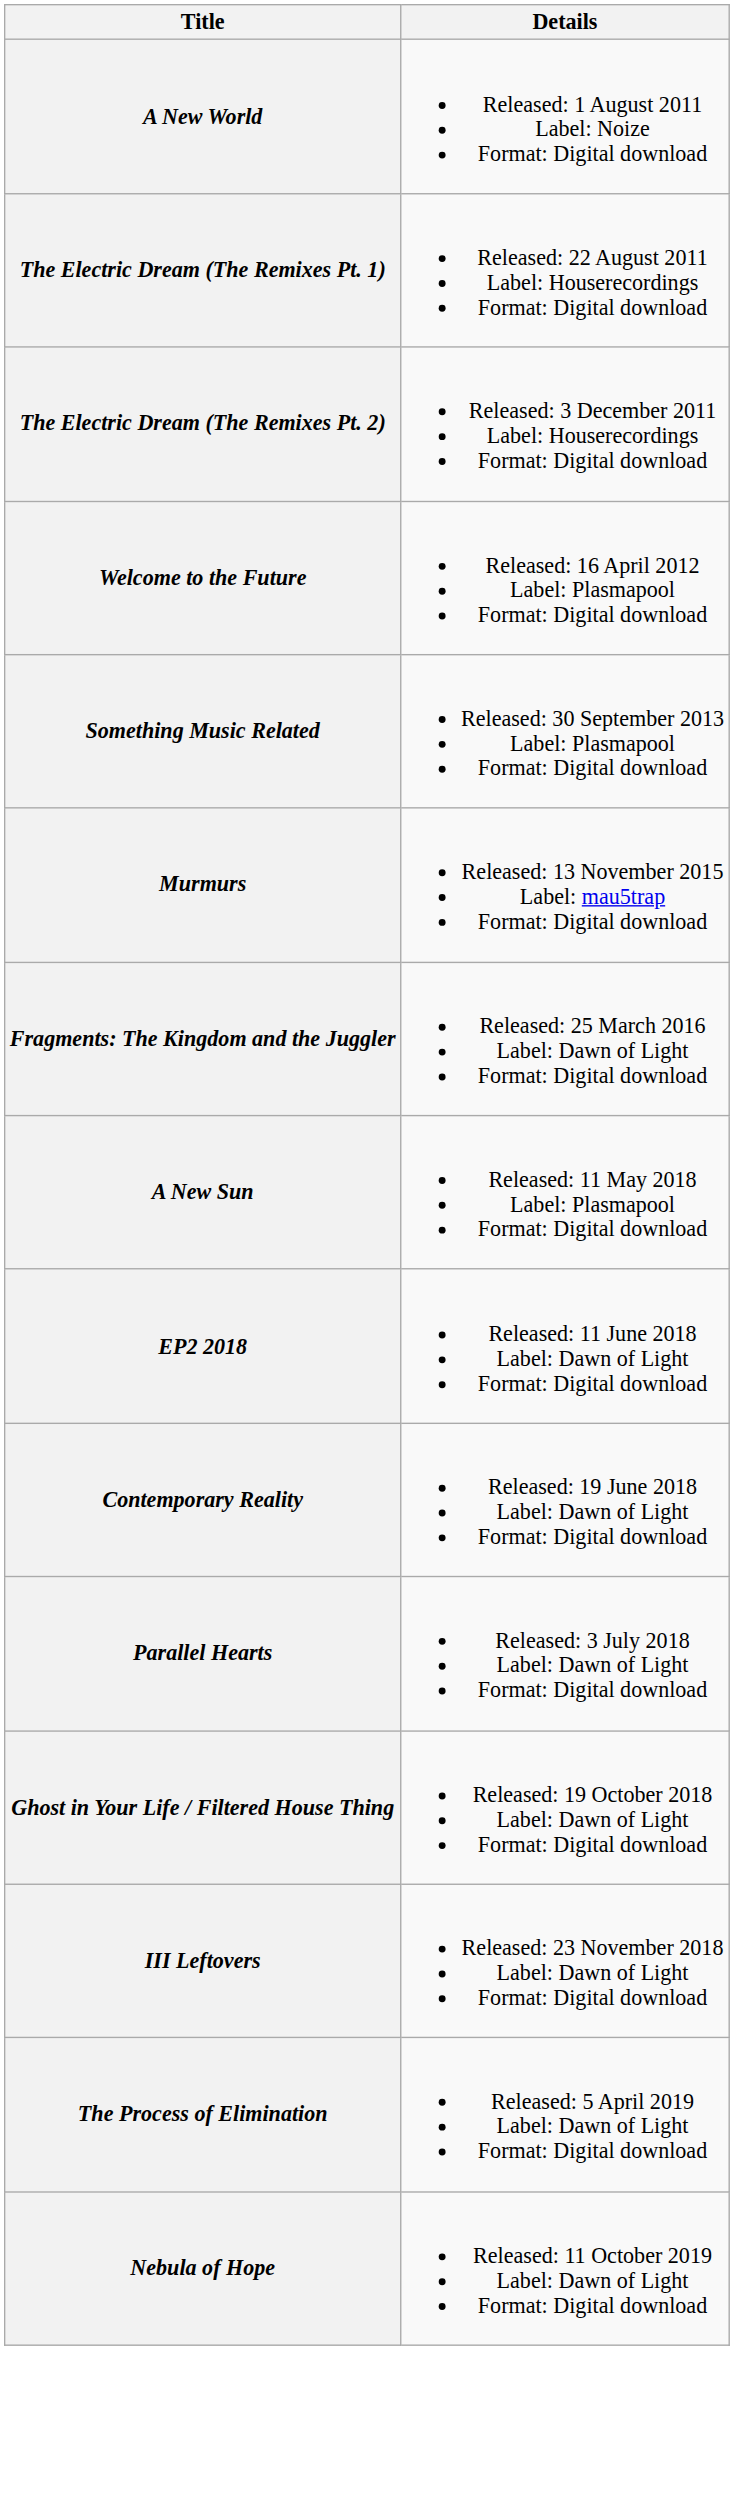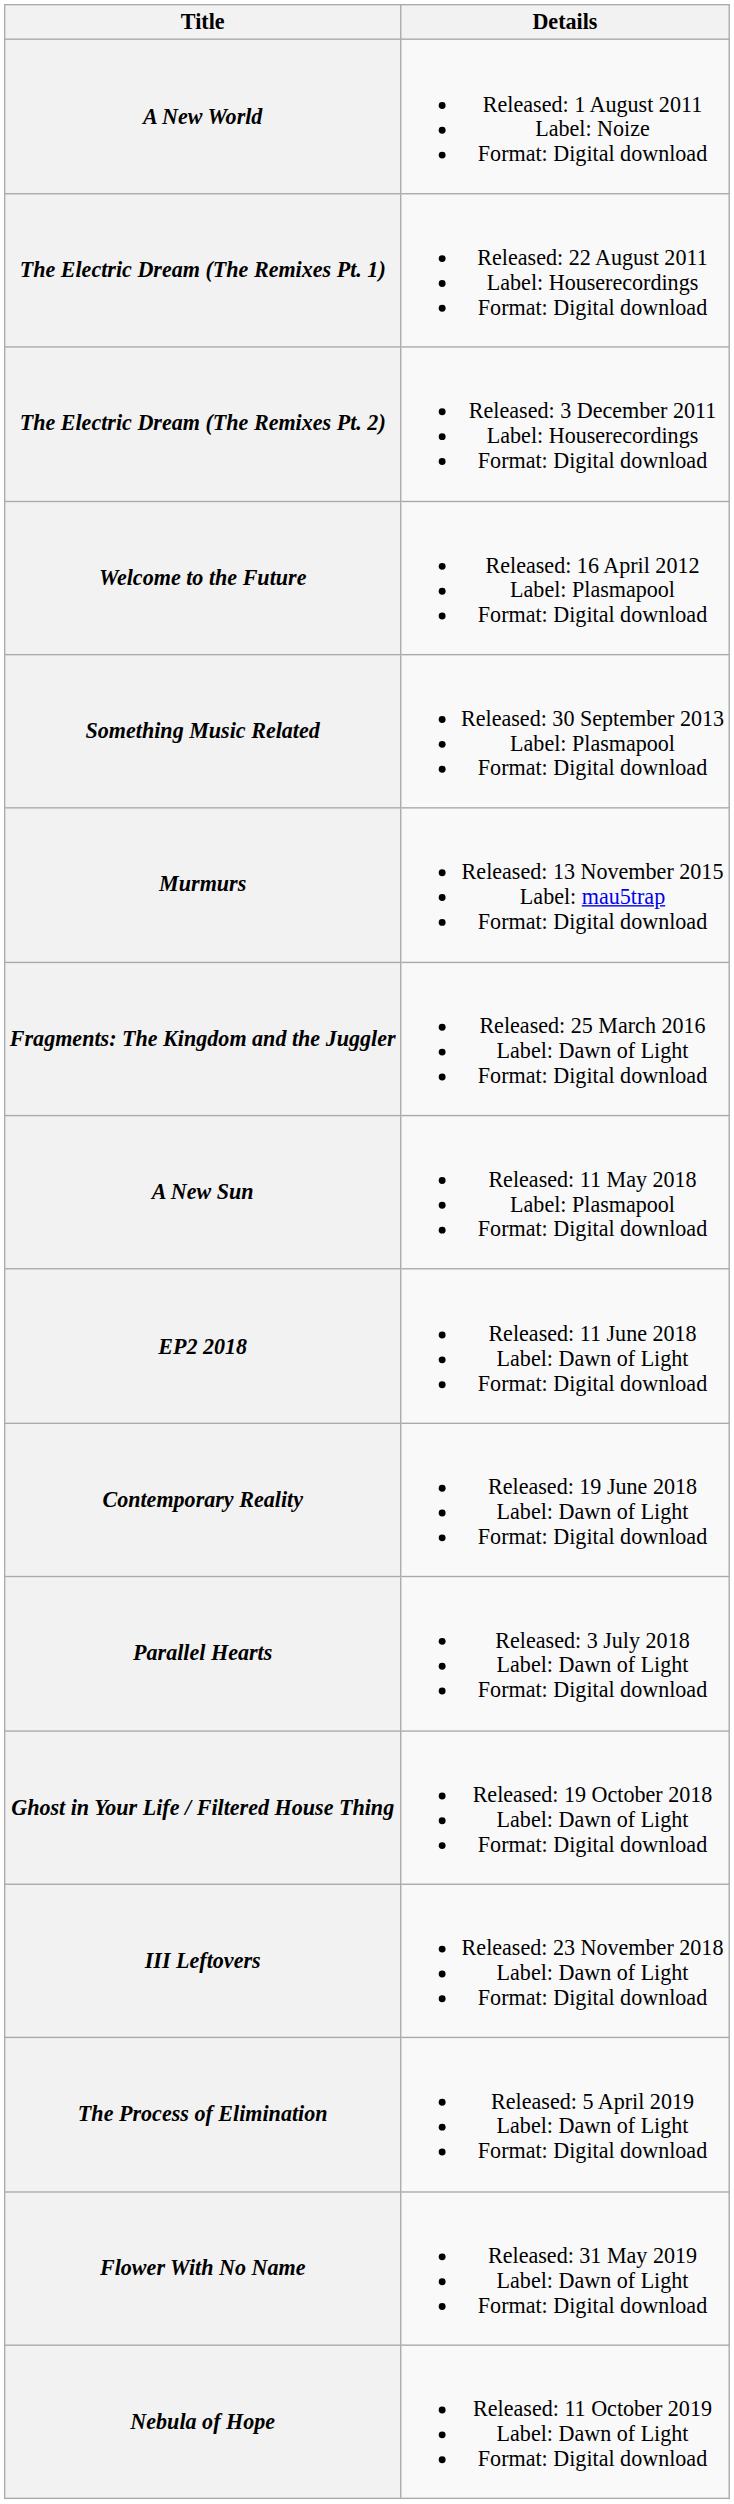+ row: (203, 2268)
